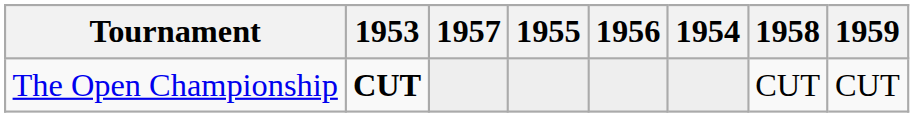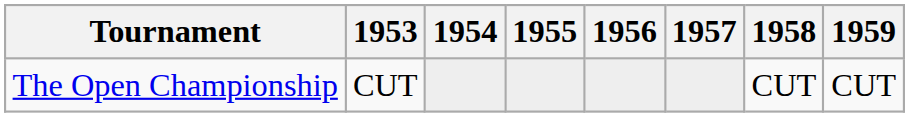columns swapped: (708, 31) <-> (469, 31)
(387, 84) bold -> (385, 84) normal
